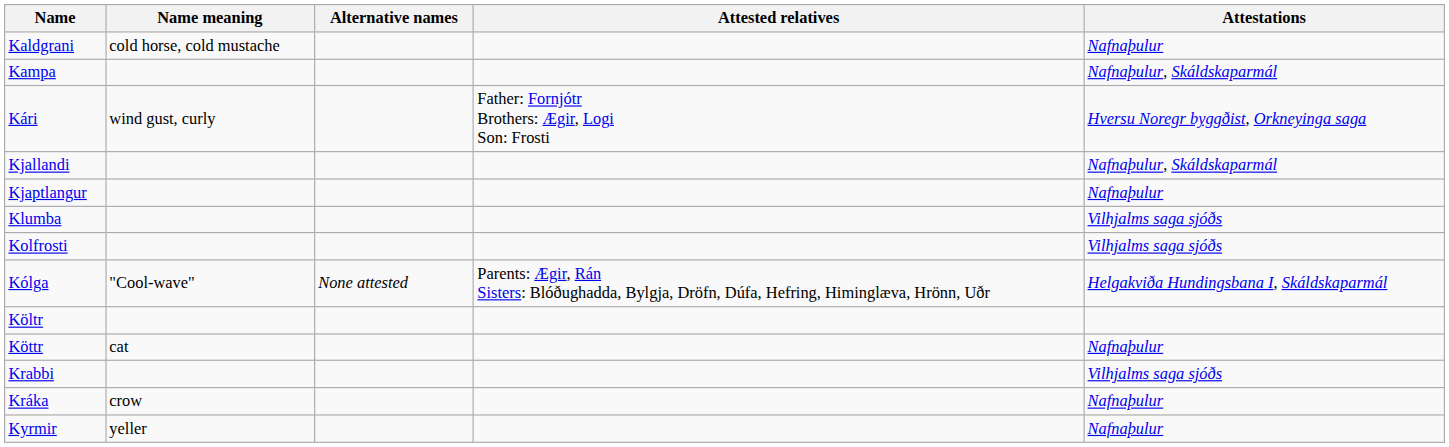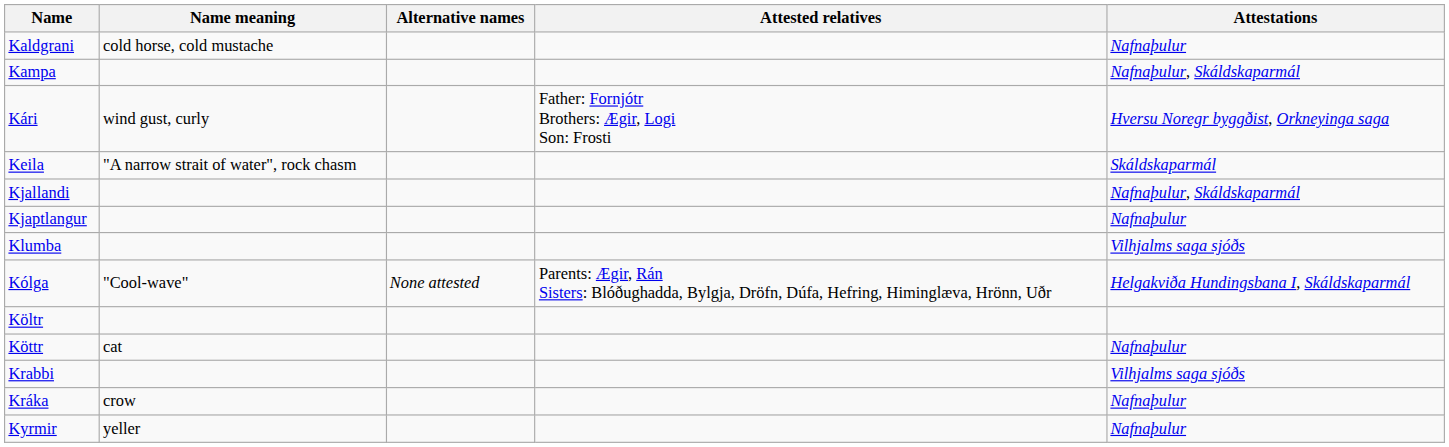+ row: (26, 165)
- row: (38, 246)
